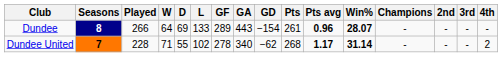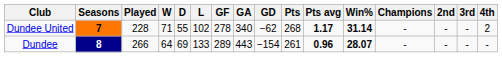rows swapped: (40, 28) <-> (40, 44)
